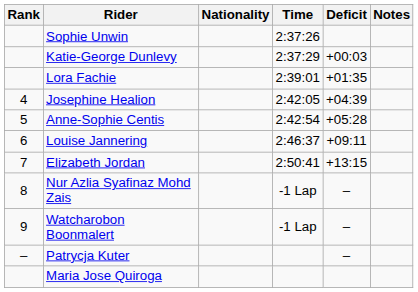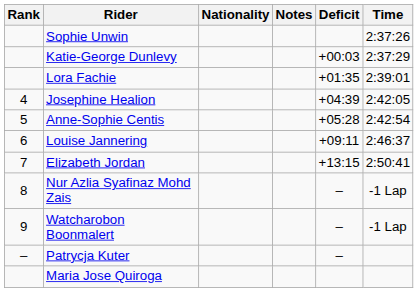columns swapped: (298, 15) <-> (392, 15)
